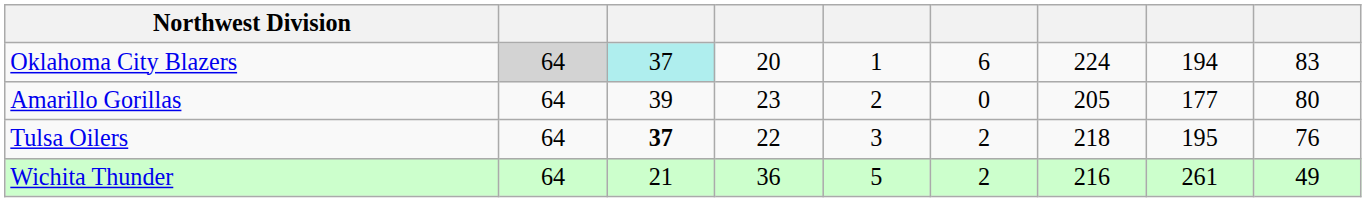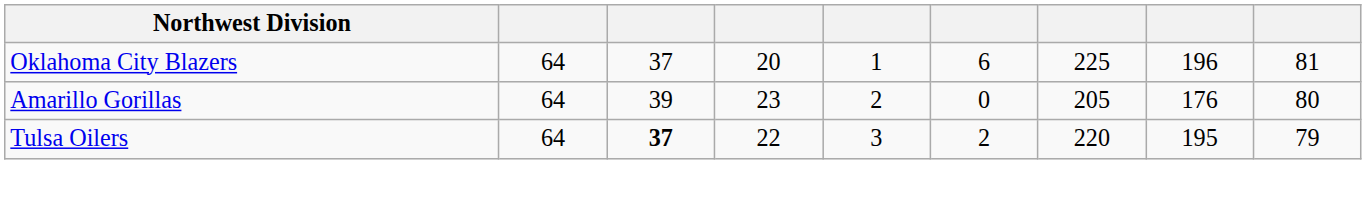(553, 61) lightgrey background -> (553, 61) no background
(661, 61) paleturquoise background -> (661, 61) no background
(1092, 61) 224 -> (1092, 61) 225
(1200, 61) 194 -> (1200, 61) 196
(1307, 61) 83 -> (1307, 61) 81
(1200, 100) 177 -> (1200, 100) 176
(1092, 138) 218 -> (1092, 138) 220
(1307, 138) 76 -> (1307, 138) 79
- row: (92, 176)
